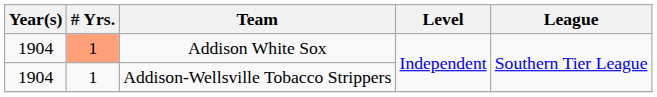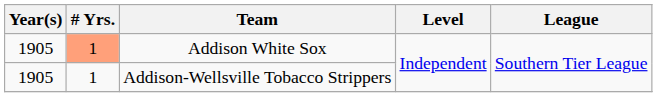(36, 48) 1904 -> (36, 48) 1905
(36, 77) 1904 -> (36, 77) 1905
